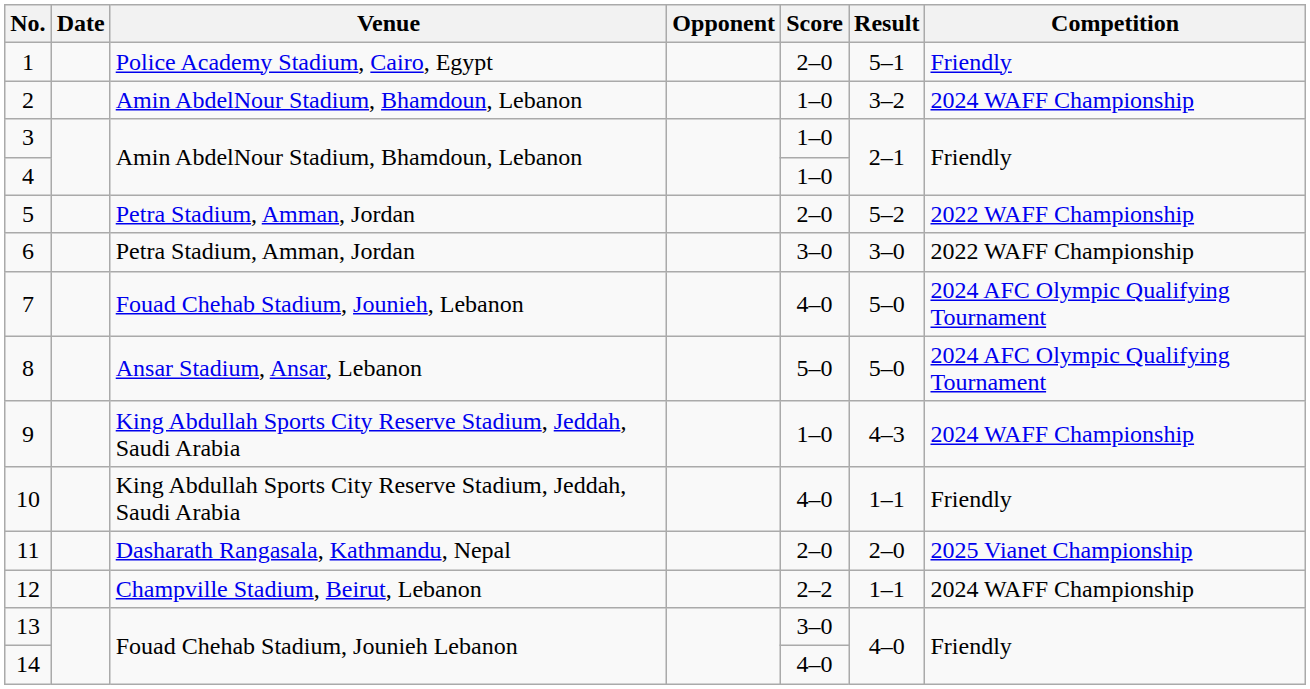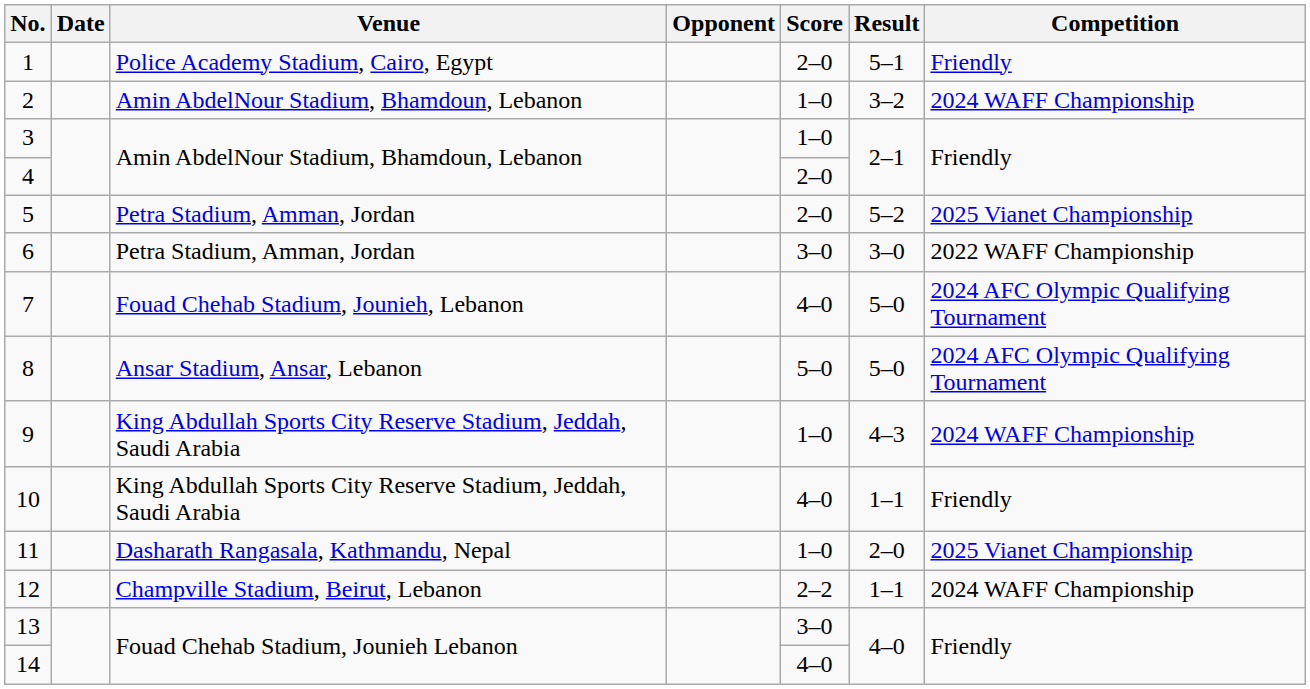(815, 175) 1–0 -> (815, 175) 2–0
(1062, 213) 2022 WAFF Championship -> (1062, 213) 2025 Vianet Championship
(815, 550) 2–0 -> (815, 550) 1–0
